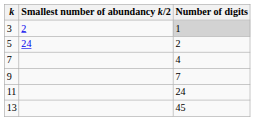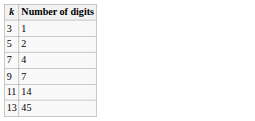- column: (96, 12)
(178, 28) lightgrey background -> (24, 28) no background
(180, 92) 24 -> (26, 92) 14
